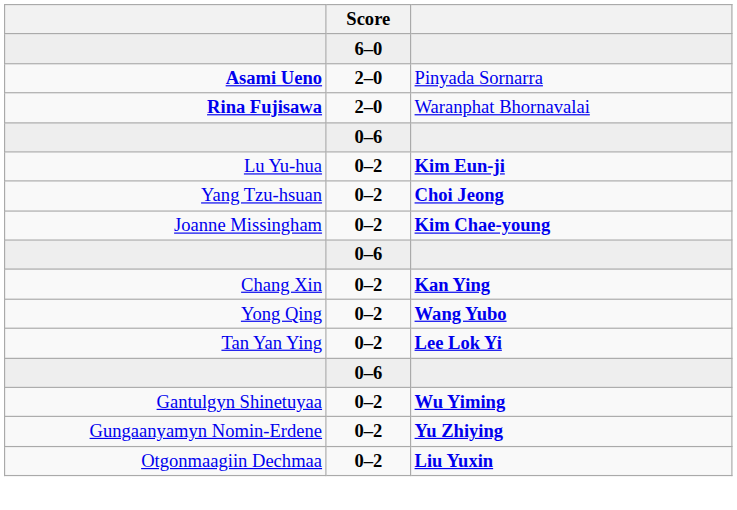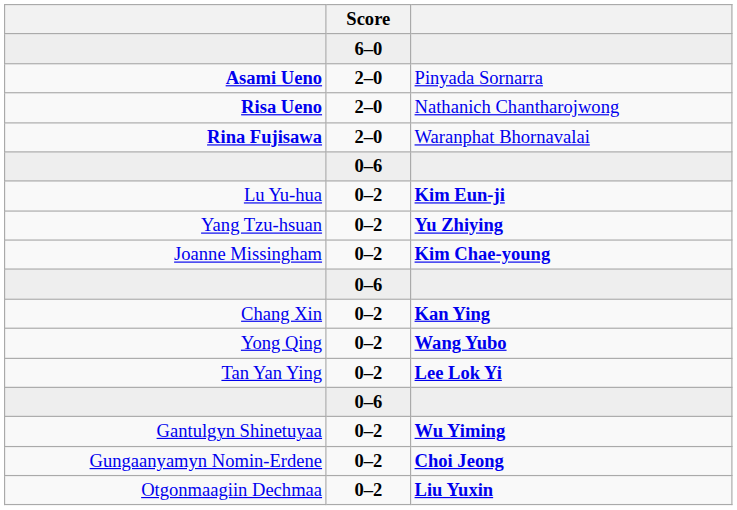+ row: (282, 107)
(459, 195) Choi Jeong -> (459, 225) Yu Zhiying
(459, 431) Yu Zhiying -> (459, 460) Choi Jeong
